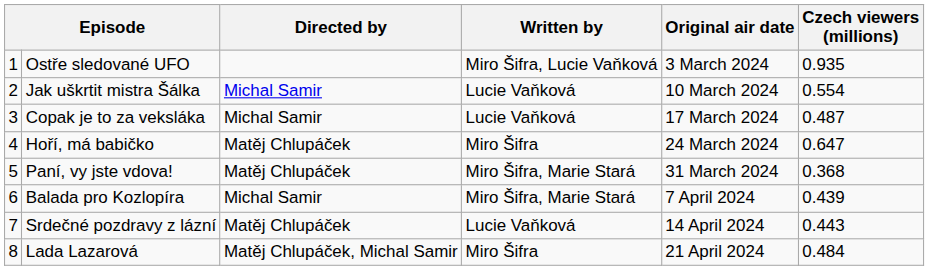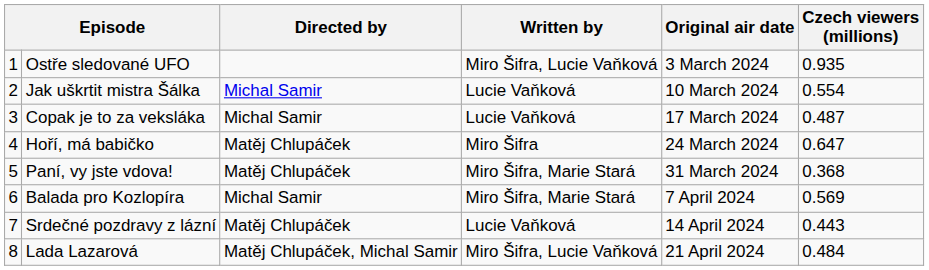(824, 198) 0.439 -> (824, 198) 0.569
(502, 252) Miro Šifra -> (562, 252) Miro Šifra, Lucie Vaňková
